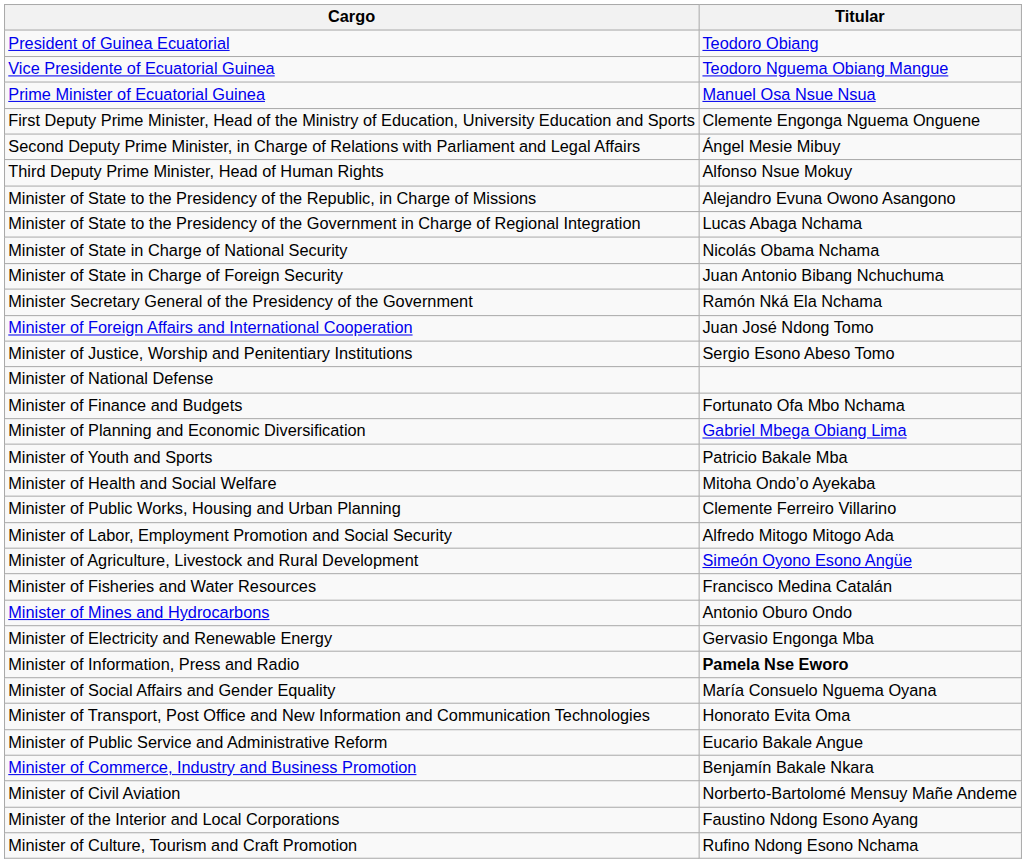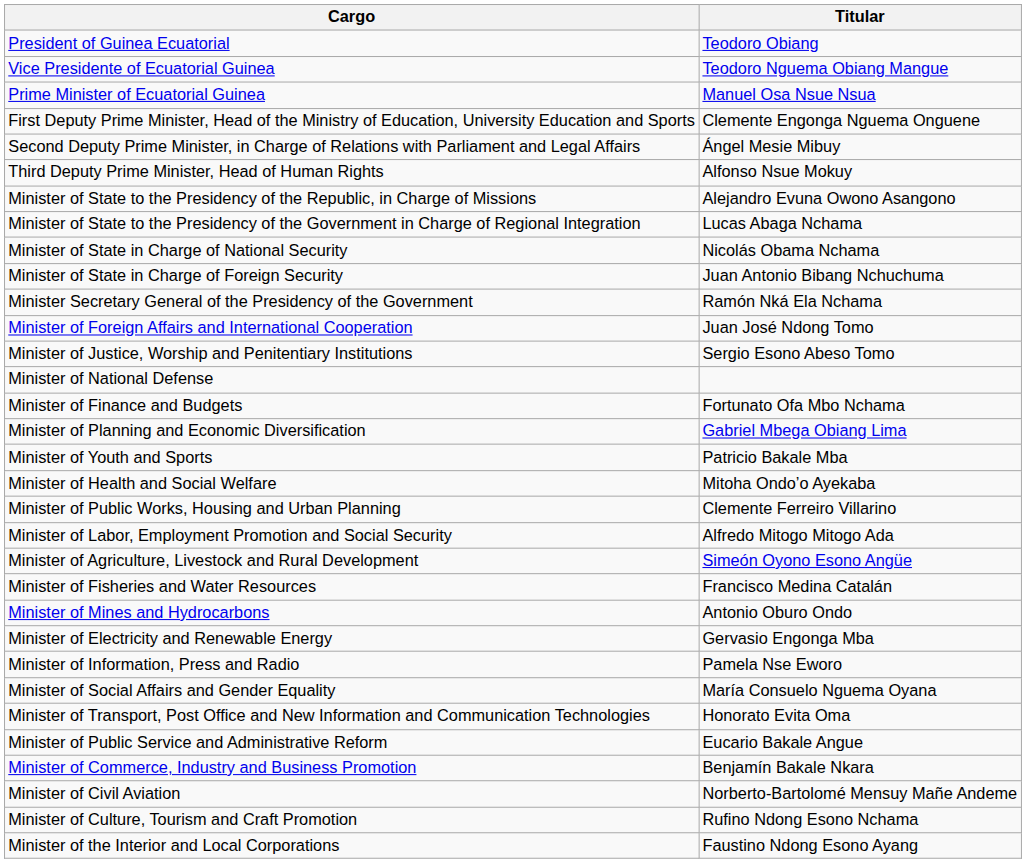(775, 664) bold -> (772, 664) normal
rows swapped: (183, 845) <-> (174, 819)
